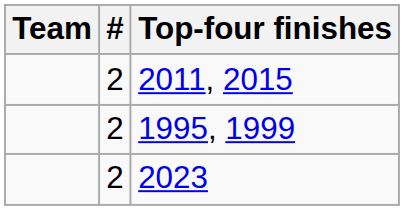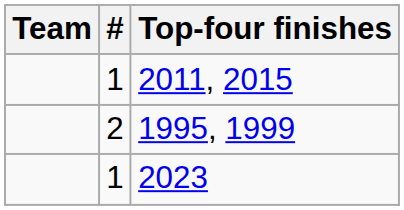(115, 79) 2 -> (115, 79) 1
(115, 178) 2 -> (115, 178) 1
